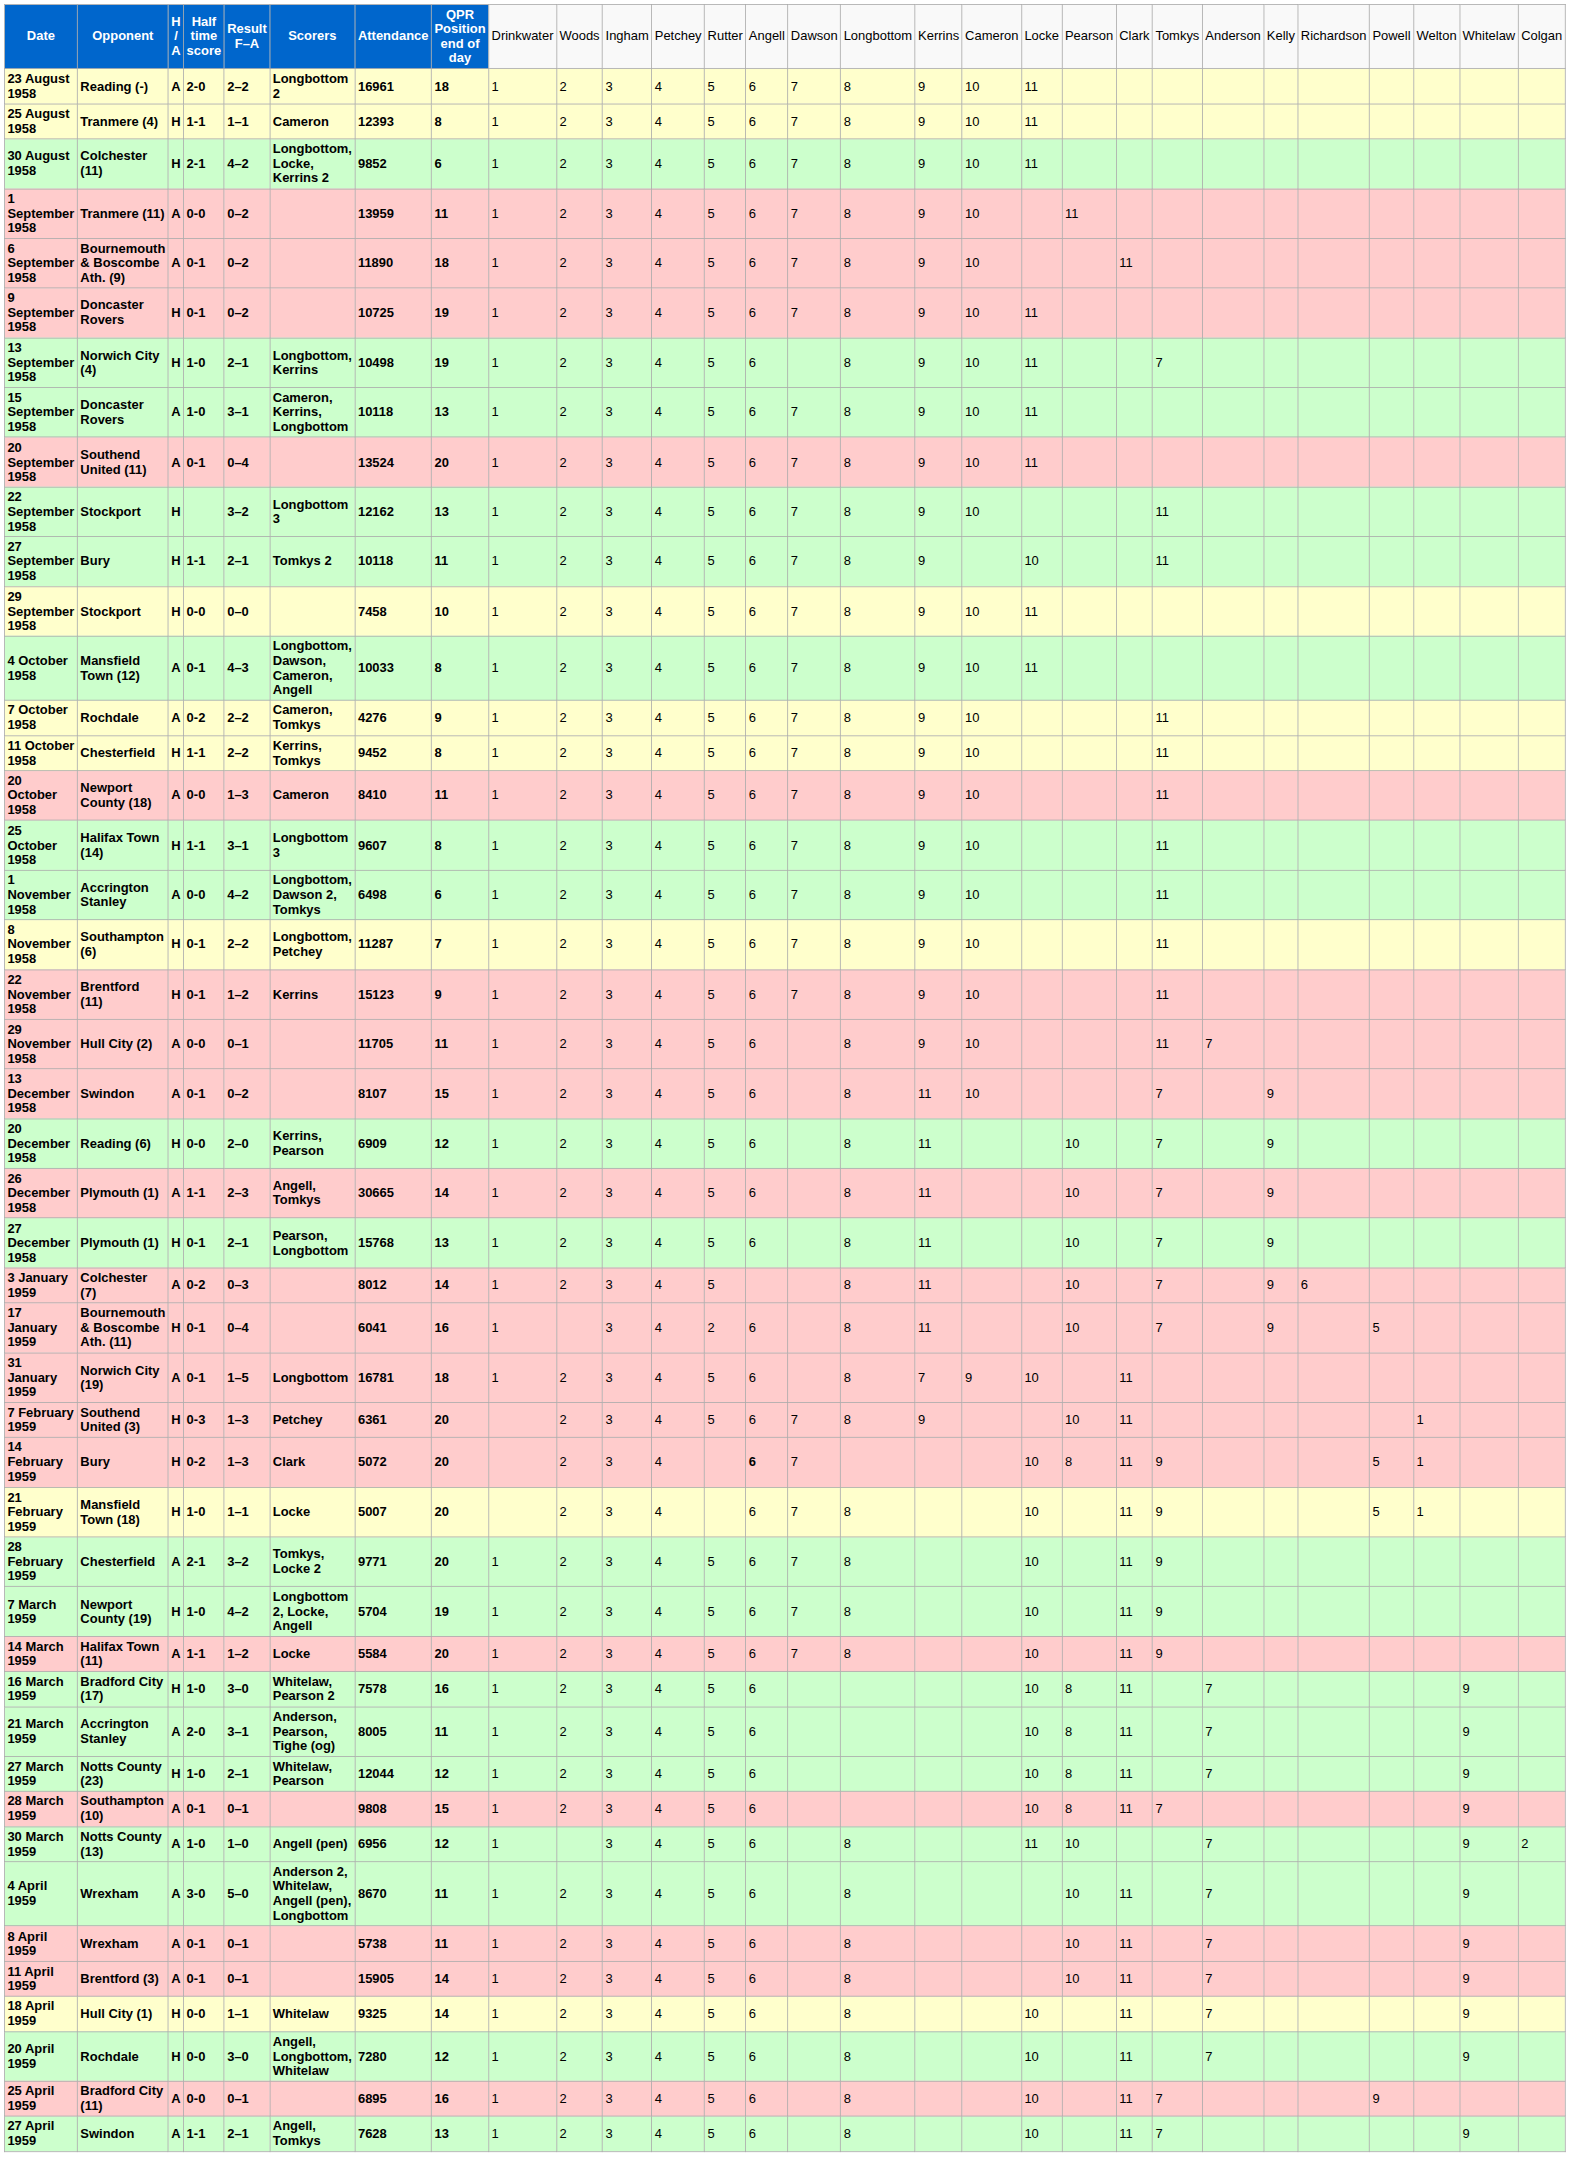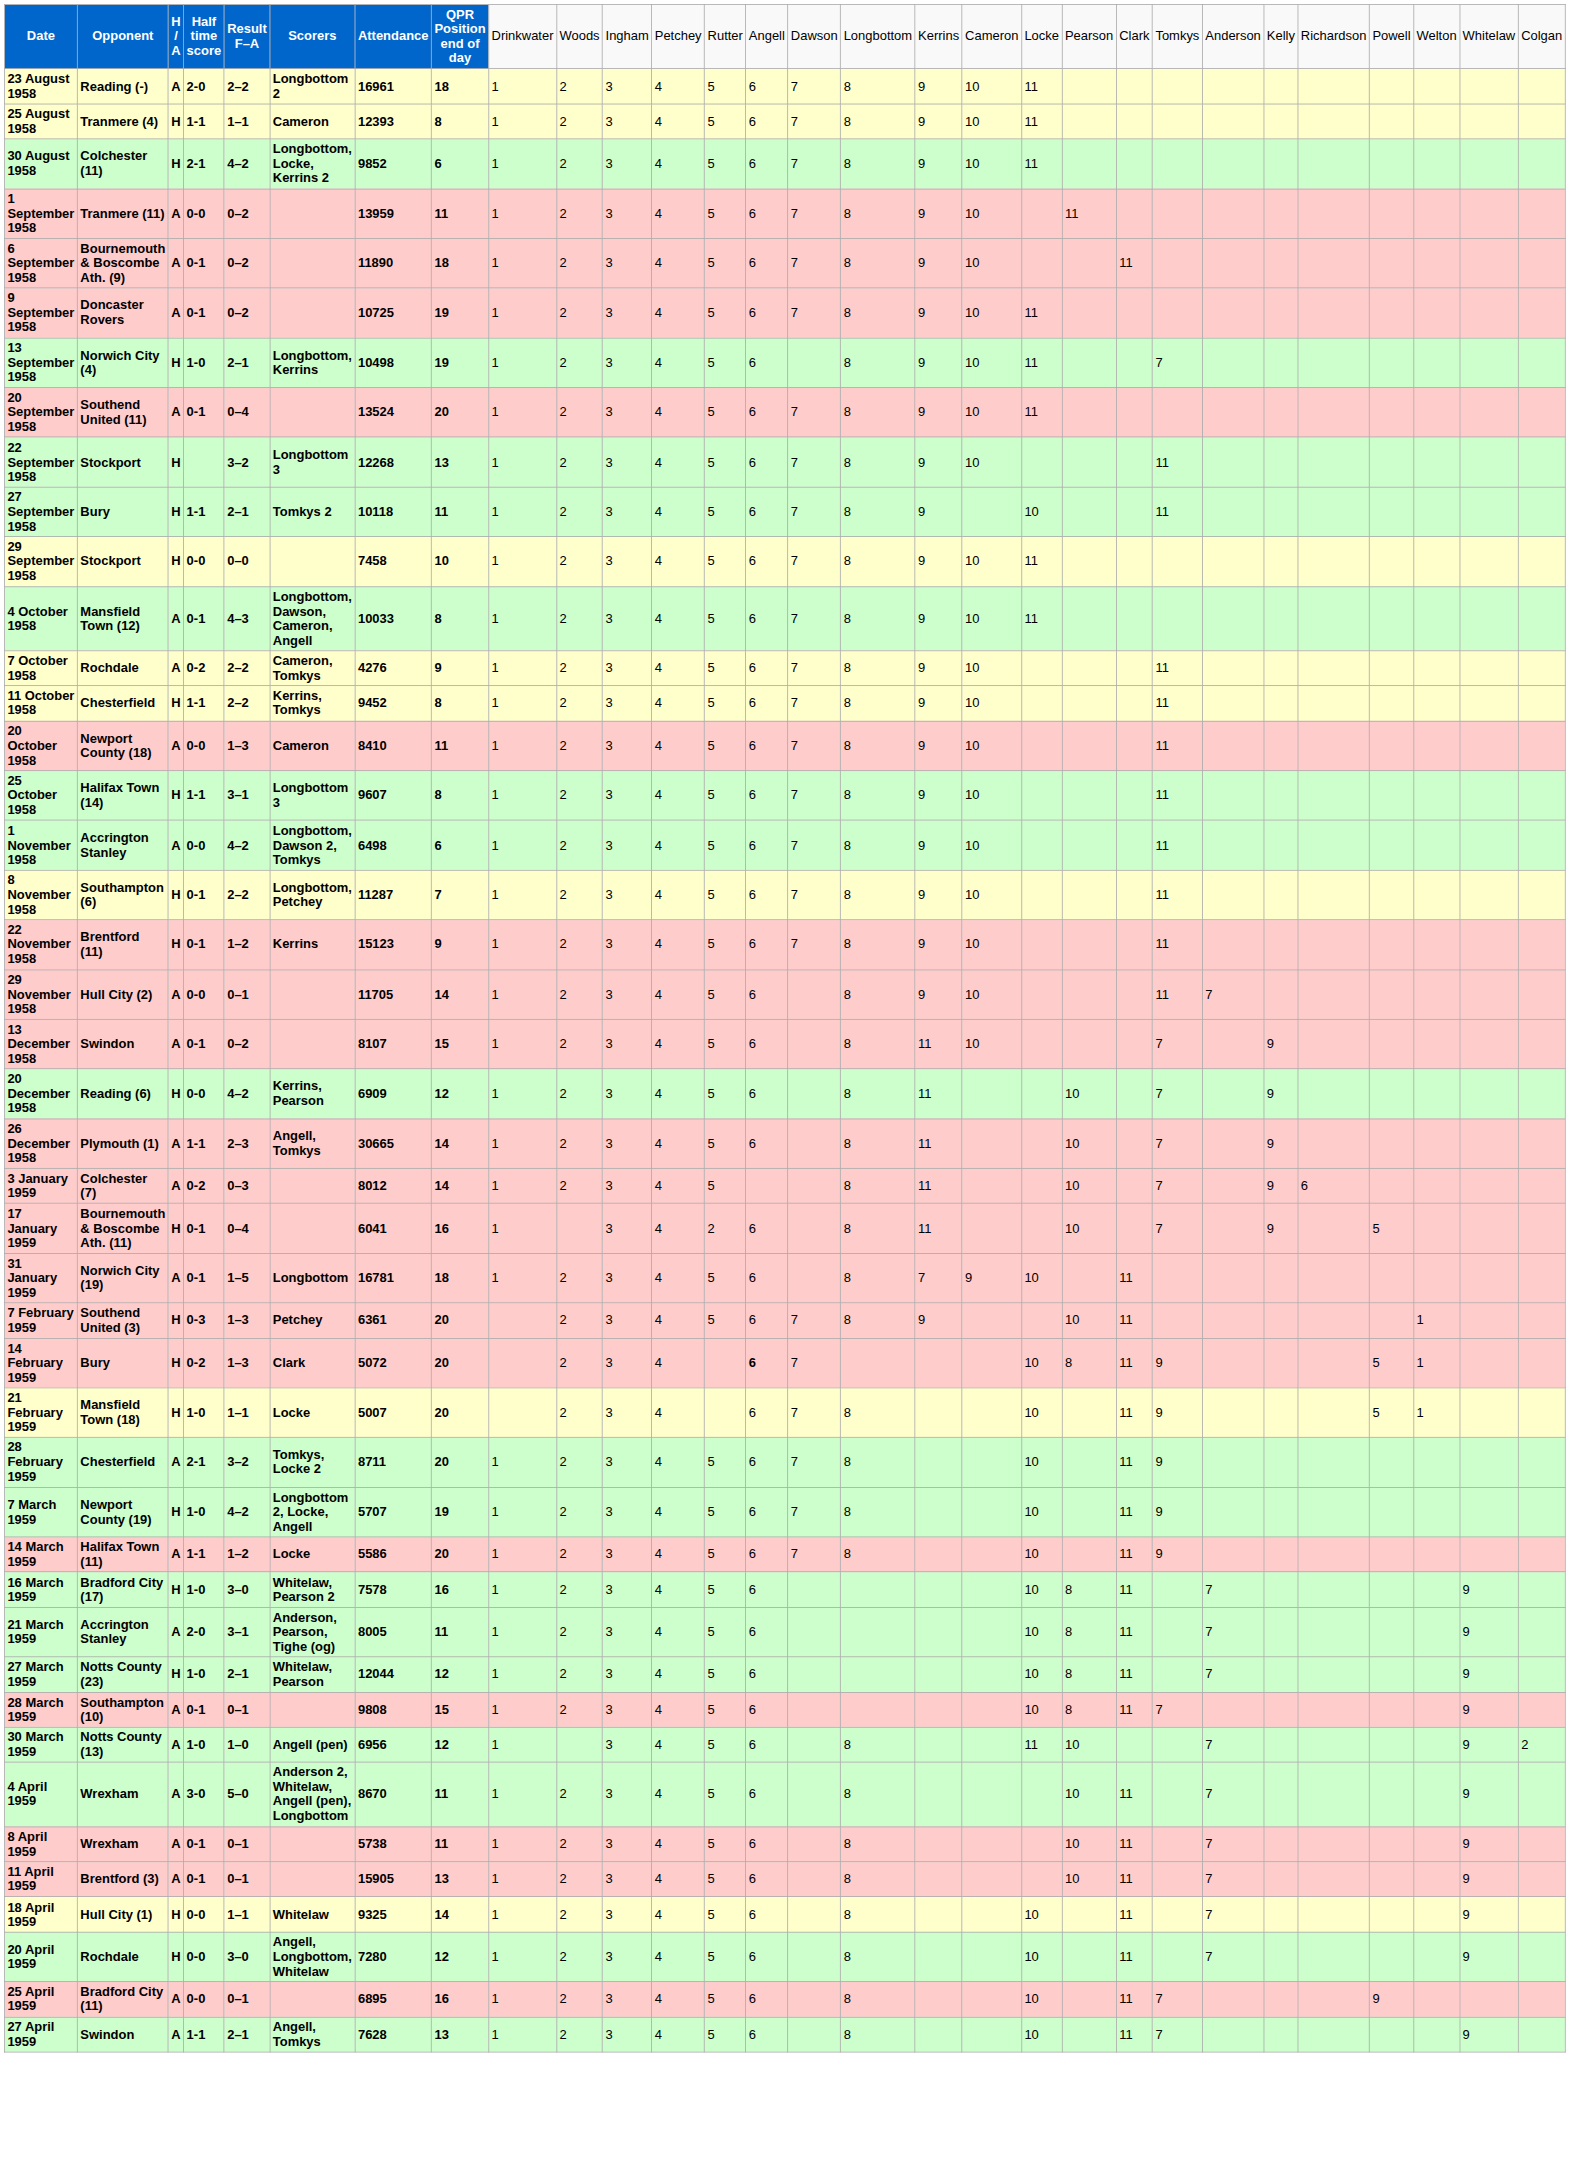(176, 313) H -> (176, 313) A
- row: (41, 412)
(376, 511) 12162 -> (376, 462) 12268
(441, 1044) 11 -> (442, 994) 14
(238, 1143) 2–0 -> (238, 1093) 4–2
- row: (39, 1243)
(372, 1561) 9771 -> (372, 1462) 8711
(372, 1611) 5704 -> (372, 1512) 5707
(372, 1654) 5584 -> (372, 1554) 5586
(442, 1978) 14 -> (442, 1879) 13
